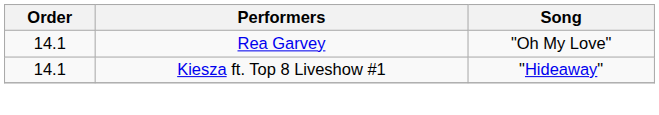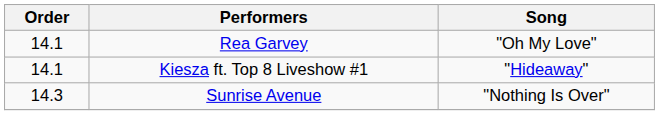+ row: (264, 95)
